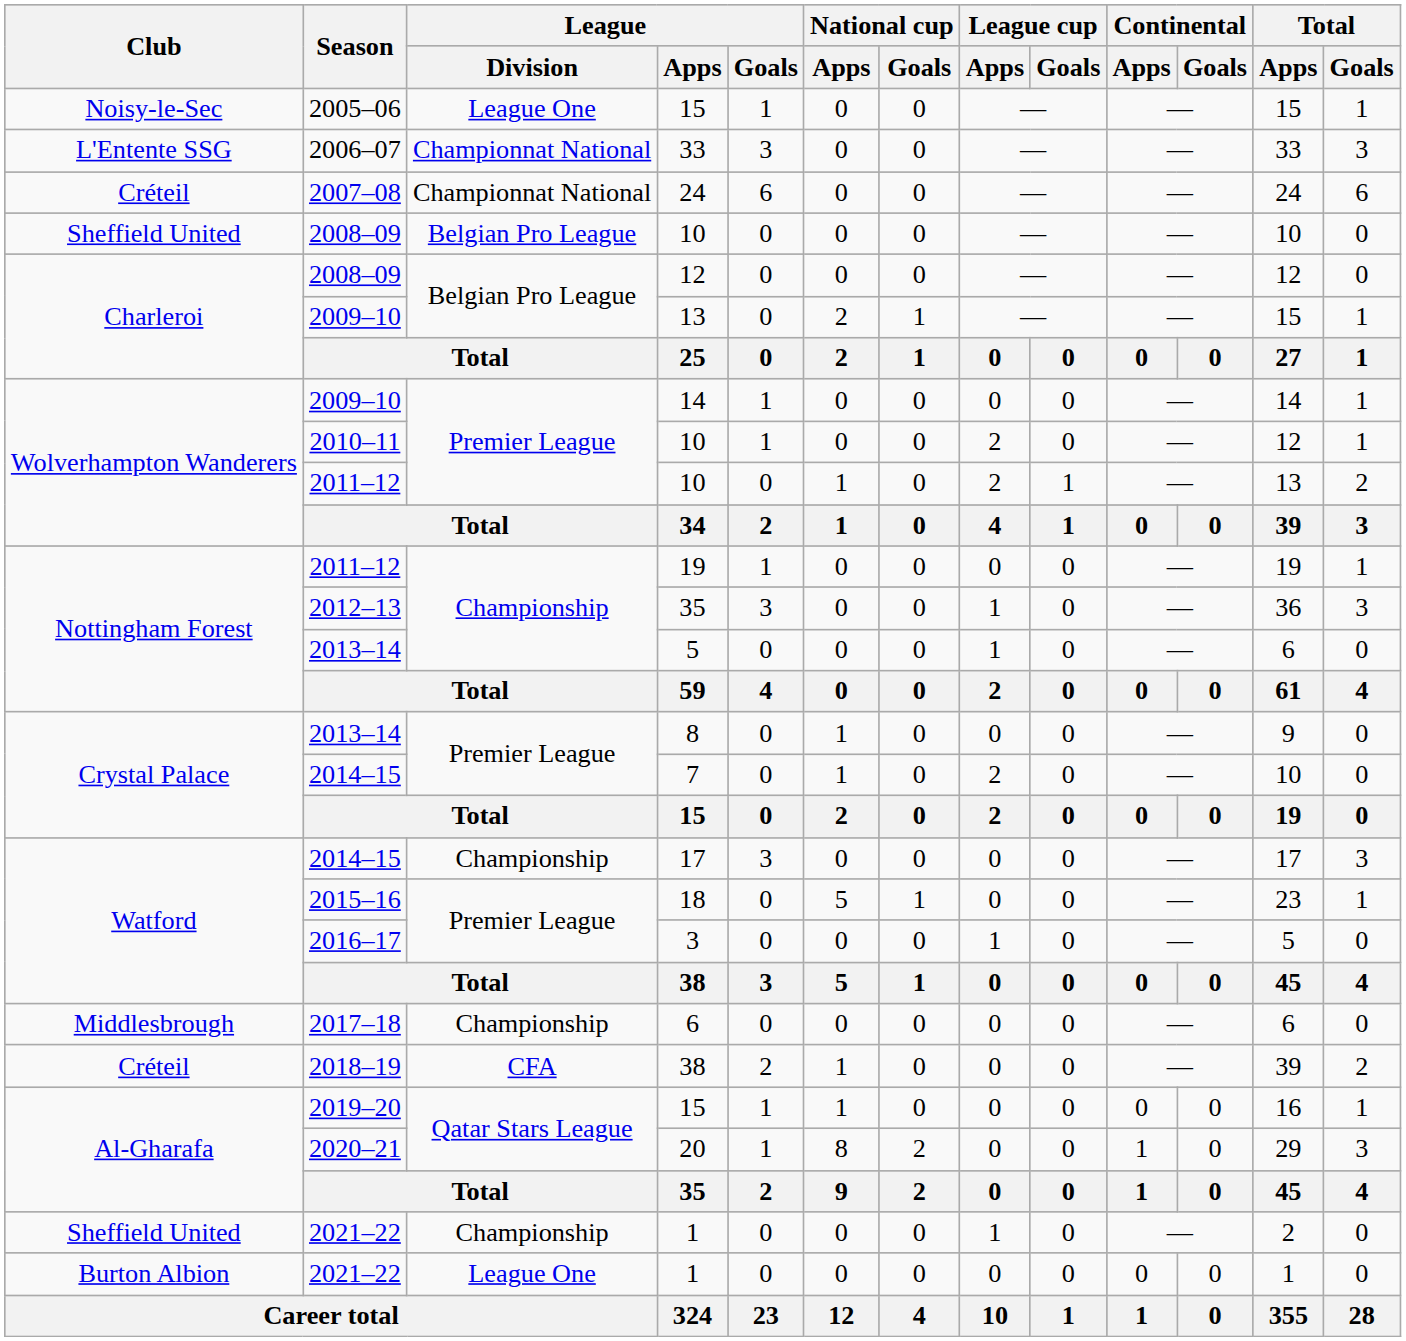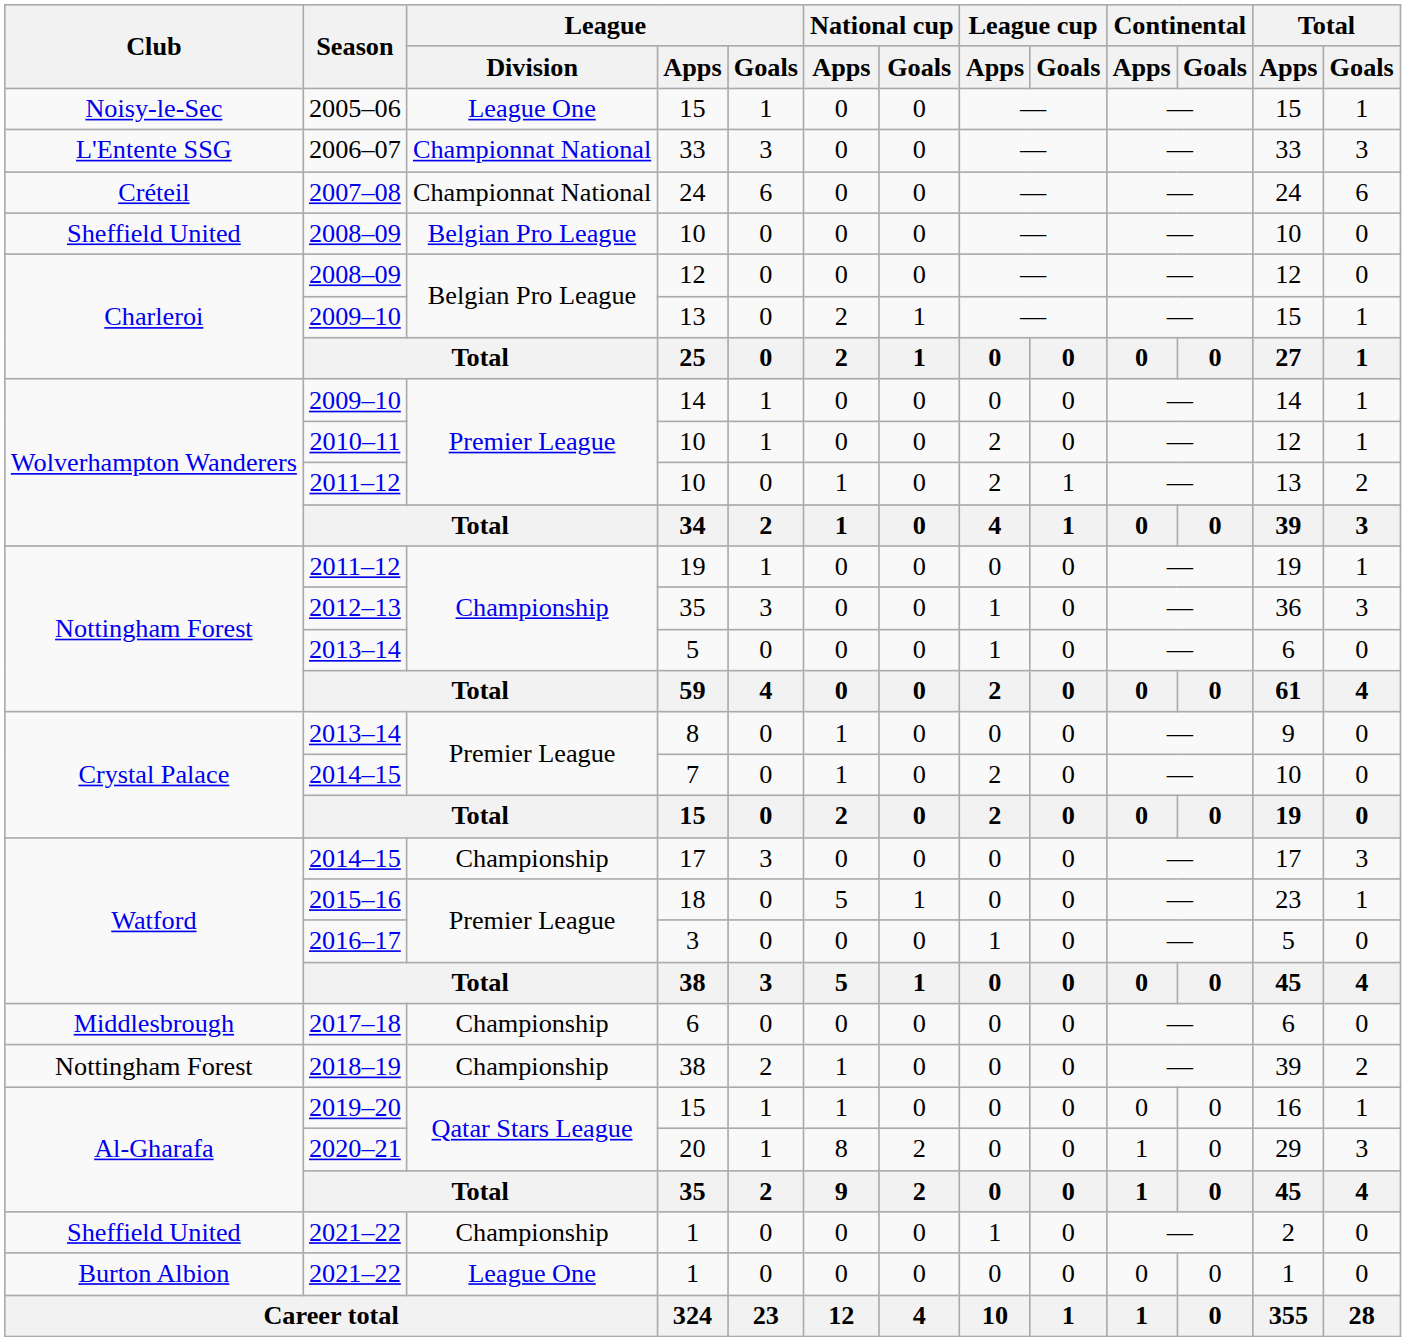(154, 1065) Créteil -> (154, 1065) Nottingham Forest
(532, 1065) CFA -> (532, 1065) Championship
